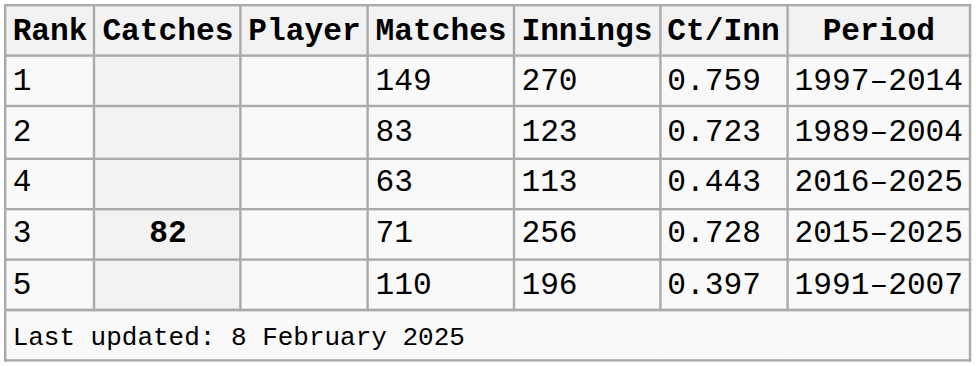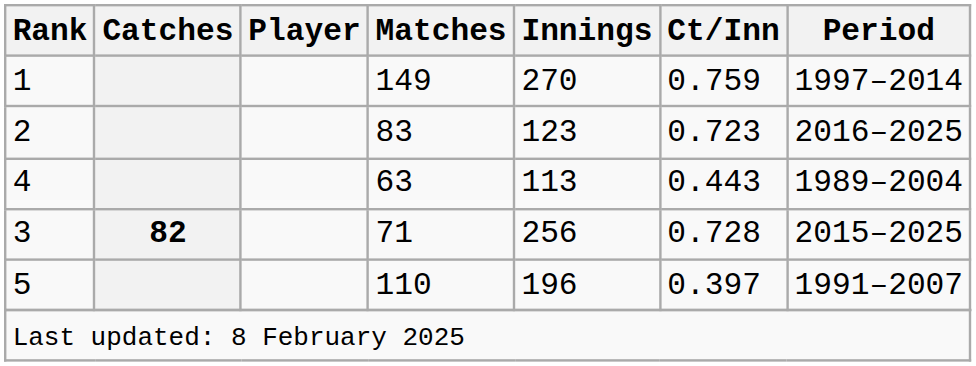(879, 132) 1989–2004 -> (879, 132) 2016–2025
(879, 183) 2016–2025 -> (879, 183) 1989–2004
